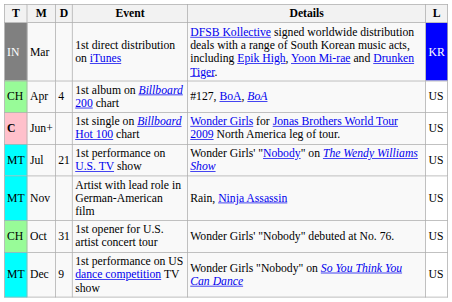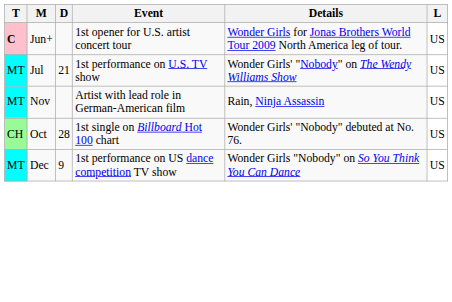- row: (40, 51)
- row: (39, 96)
(128, 128) 1st single on Billboard Hot 100 chart -> (133, 38) 1st opener for U.S. artist concert tour
(64, 236) 31 -> (64, 133) 28
(119, 236) 1st opener for U.S. artist concert tour -> (139, 133) 1st single on Billboard Hot 100 chart
